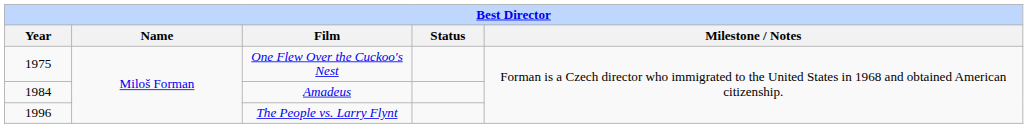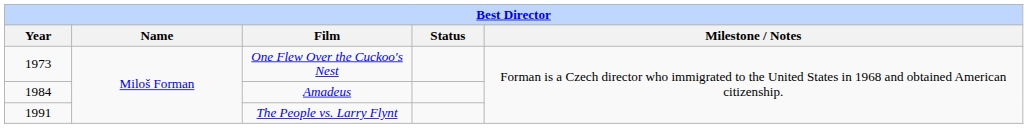(38, 63) 1975 -> (38, 63) 1973
(38, 112) 1996 -> (38, 112) 1991
